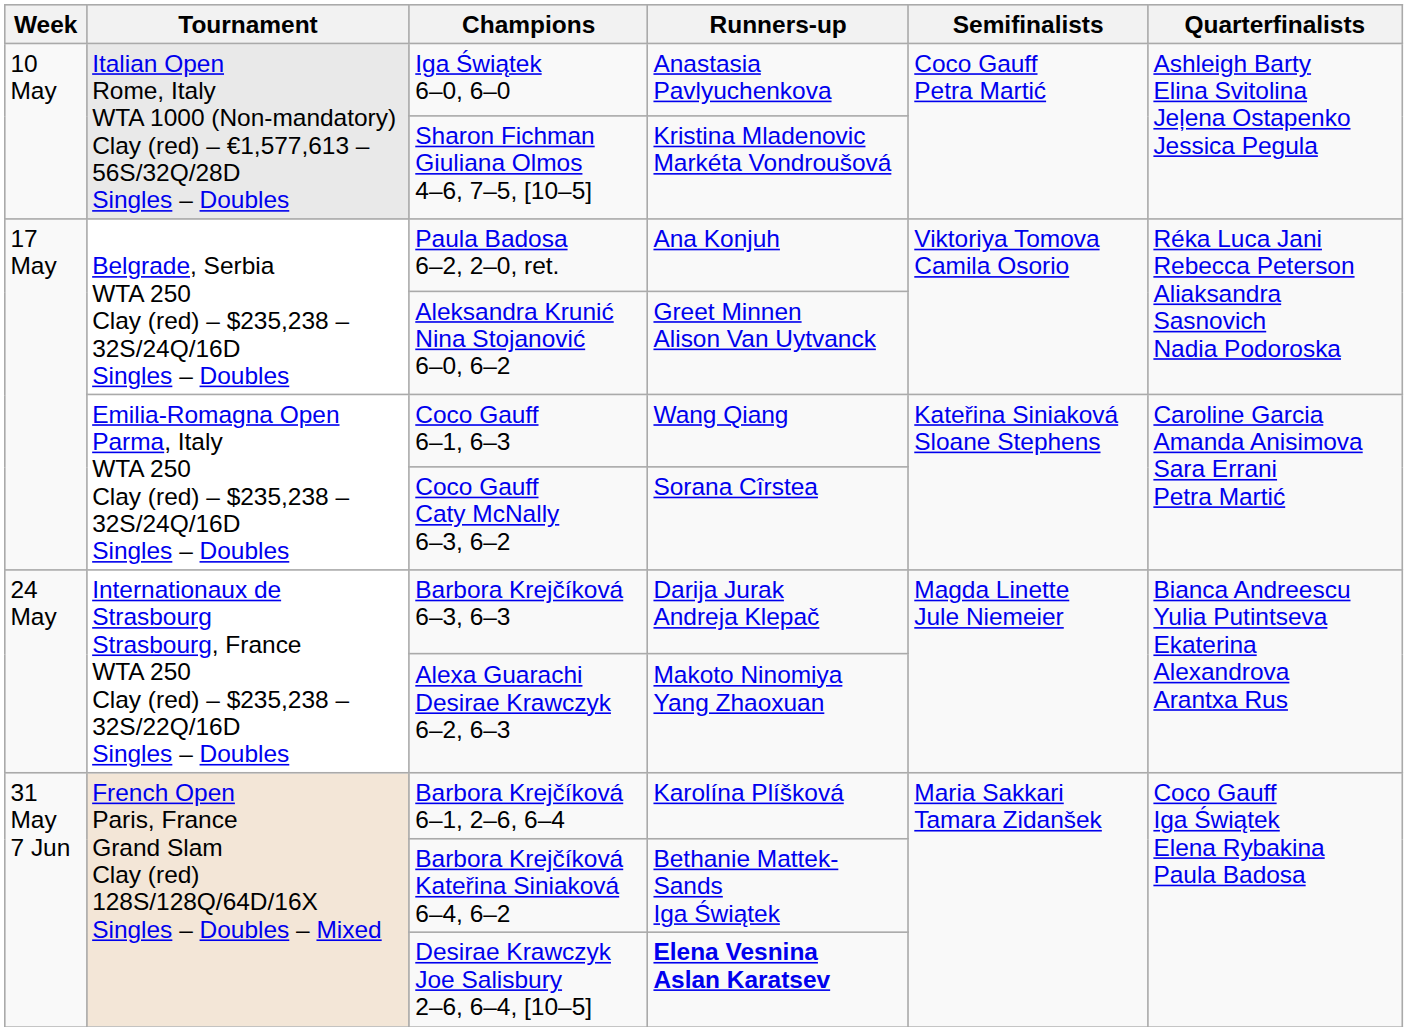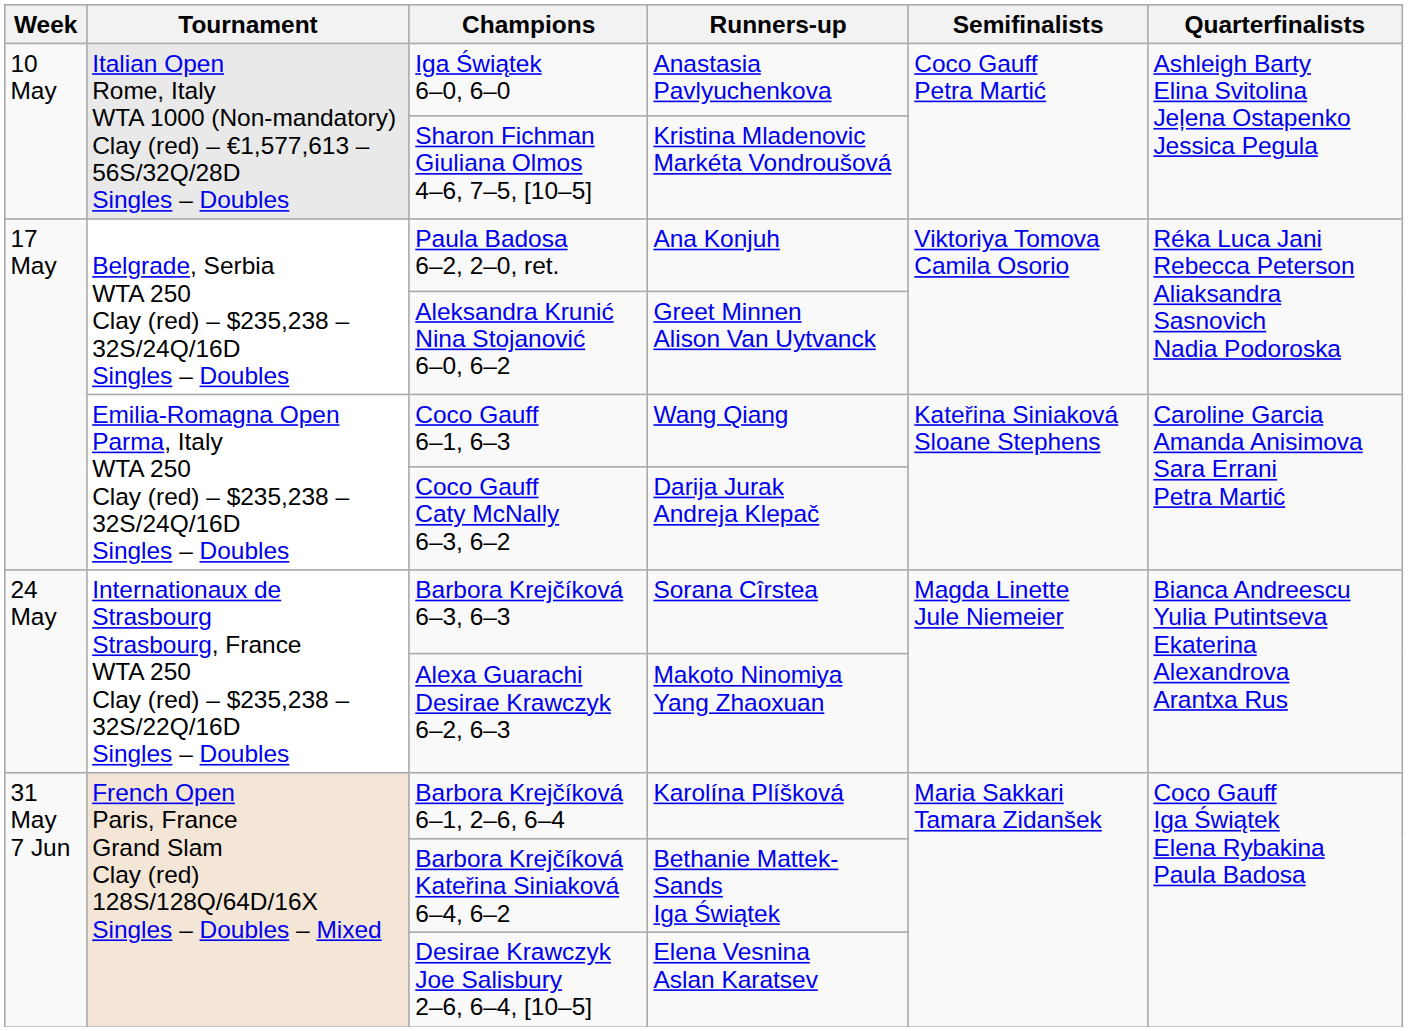(736, 487) Sorana Cîrstea -> (736, 501) Darija Jurak Andreja Klepač
(736, 604) Darija Jurak Andreja Klepač -> (736, 590) Sorana Cîrstea
(742, 966) bold -> (736, 966) normal
